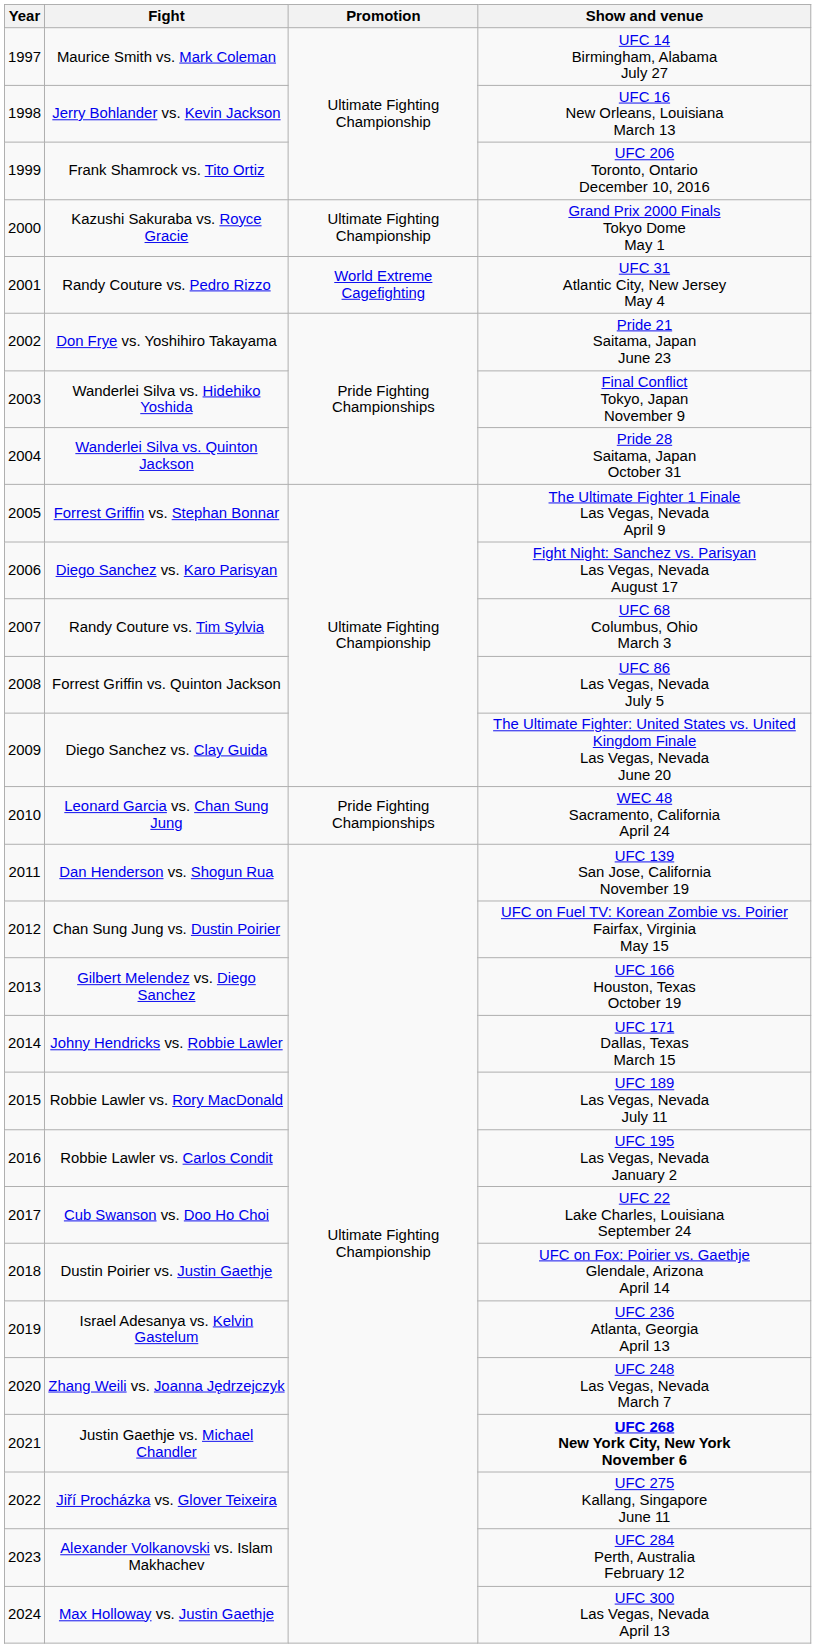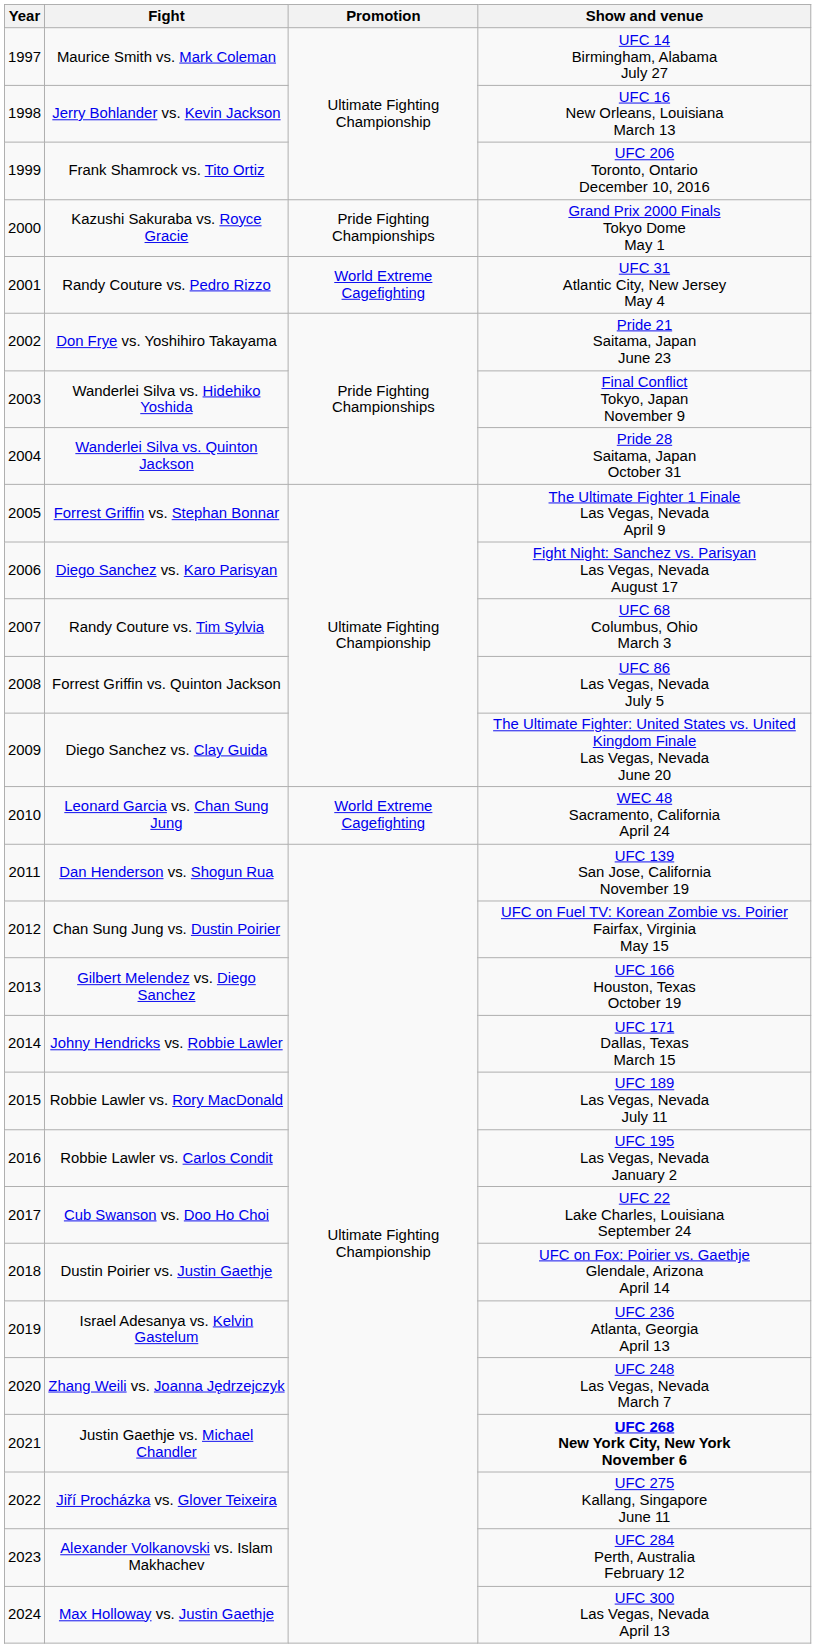(383, 227) Ultimate Fighting Championship -> (383, 227) Pride Fighting Championships
(383, 815) Pride Fighting Championships -> (383, 815) World Extreme Cagefighting
